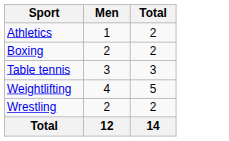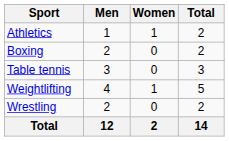+ column: (154, 13)
